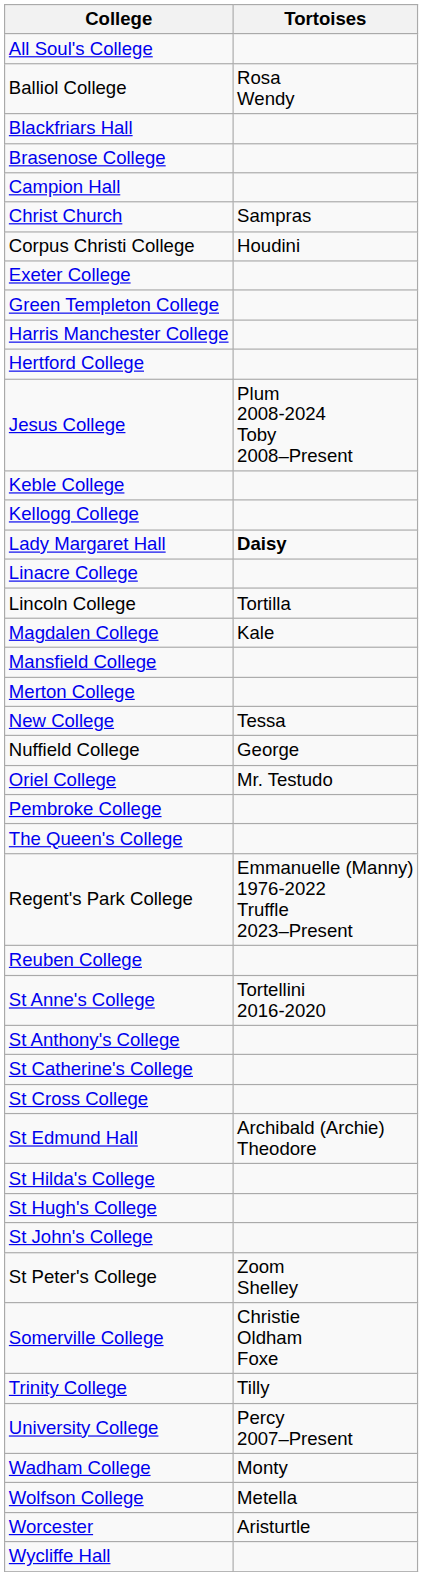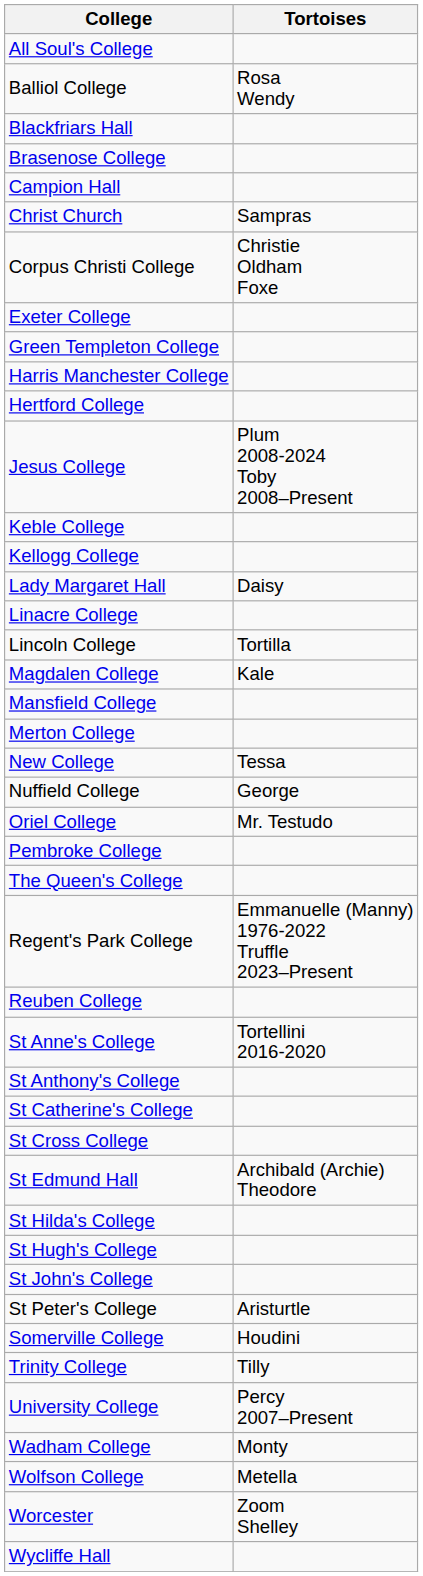(269, 246) Houdini -> (270, 267) Christie Oldham Foxe
(262, 544) bold -> (260, 586) normal
(268, 1277) Zoom Shelley -> (274, 1308) Aristurtle
(270, 1337) Christie Oldham Foxe -> (269, 1337) Houdini
(274, 1526) Aristurtle -> (268, 1516) Zoom Shelley
